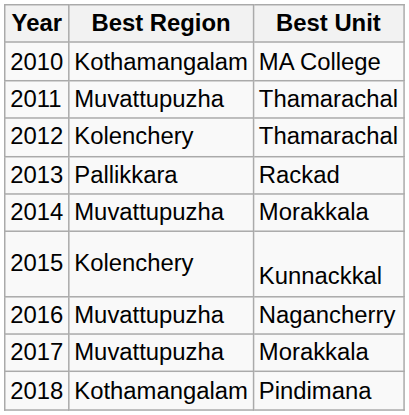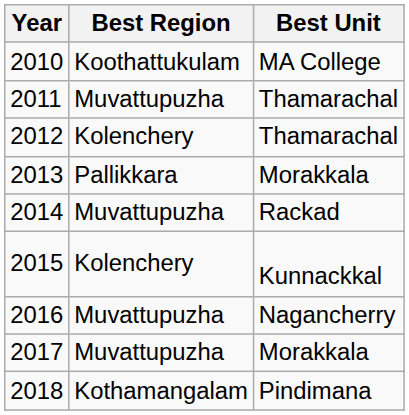(161, 61) Kothamangalam -> (157, 61) Koothattukulam
(299, 174) Rackad -> (314, 174) Morakkala
(314, 212) Morakkala -> (299, 212) Rackad
